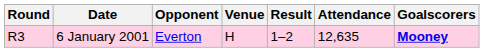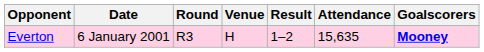columns swapped: (29, 15) <-> (187, 15)
(338, 36) 12,635 -> (338, 36) 15,635
